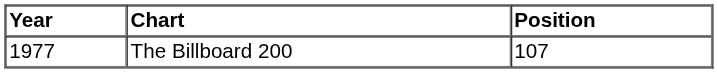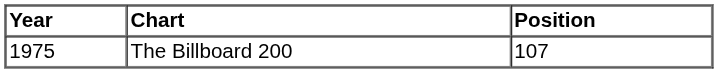(32, 51) 1977 -> (32, 51) 1975
